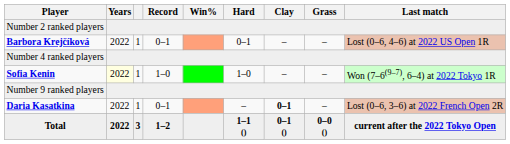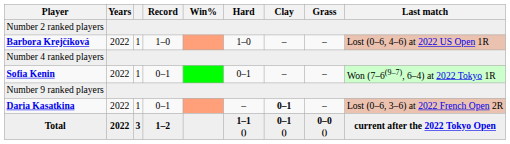(163, 42) 0–1 -> (163, 42) 1–0
(244, 42) 0–1 -> (244, 42) 1–0
(120, 74) lightyellow background -> (120, 74) no background
(163, 74) 1–0 -> (163, 74) 0–1
(244, 74) 1–0 -> (244, 74) 0–1
